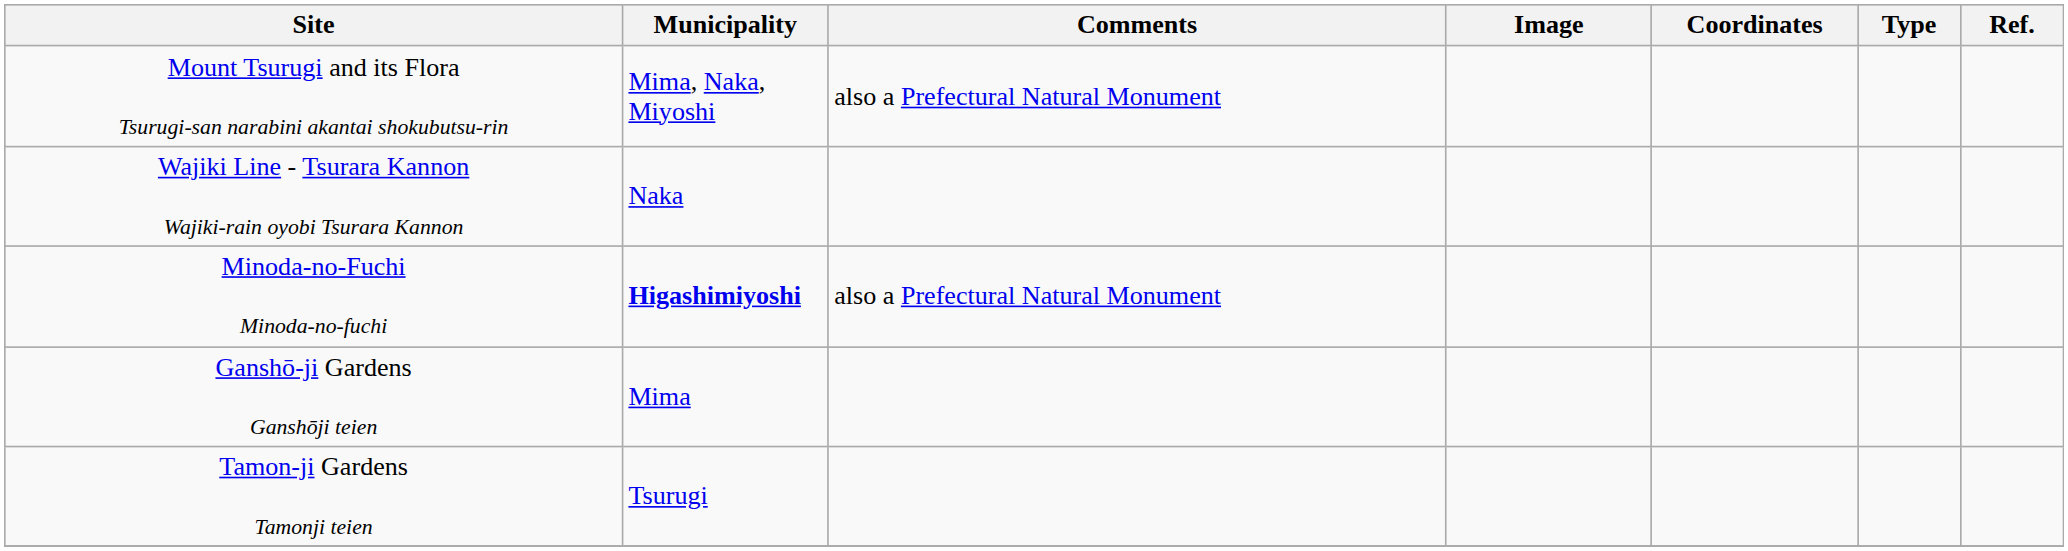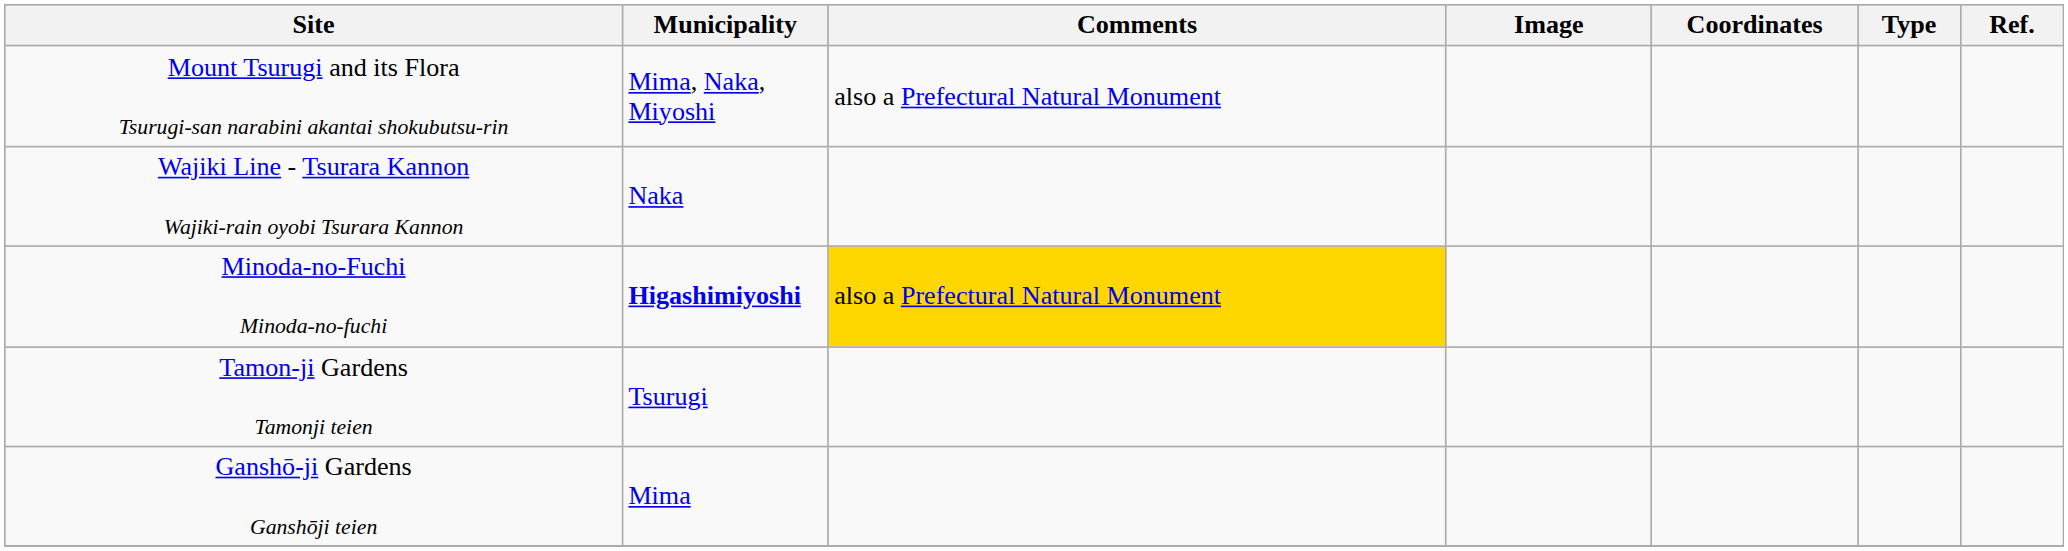(1028, 295) no background -> (1028, 295) gold background
rows swapped: (314, 396) <-> (314, 496)
